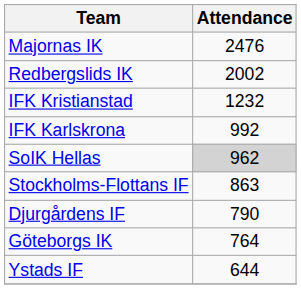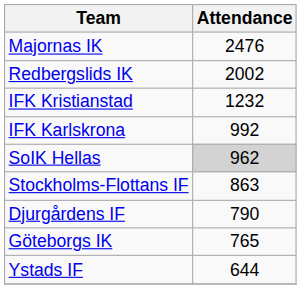(245, 241) 764 -> (245, 241) 765
